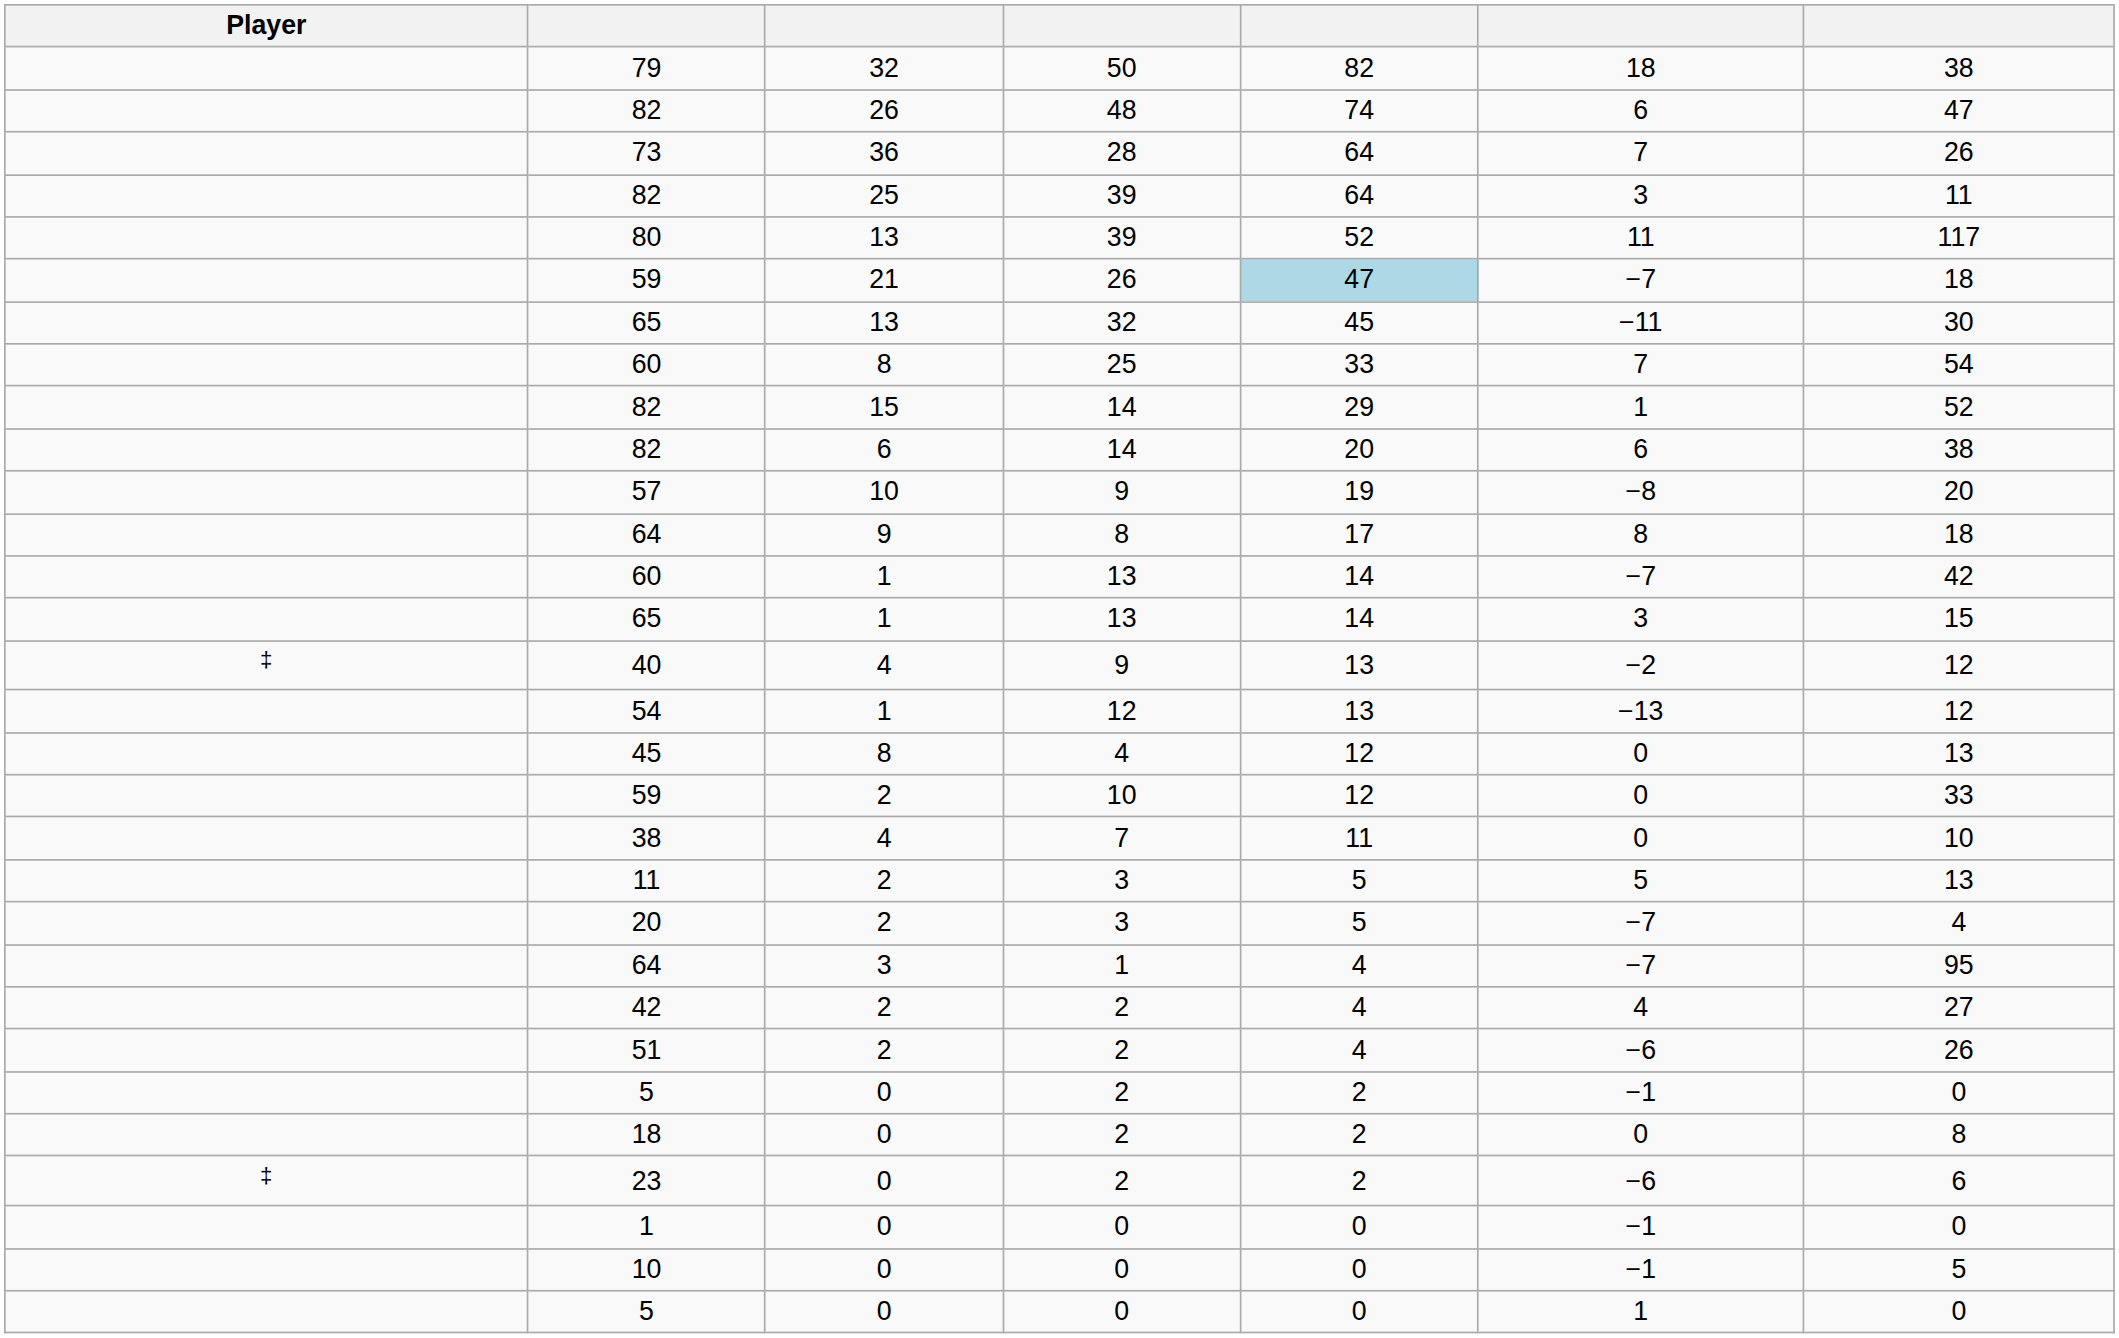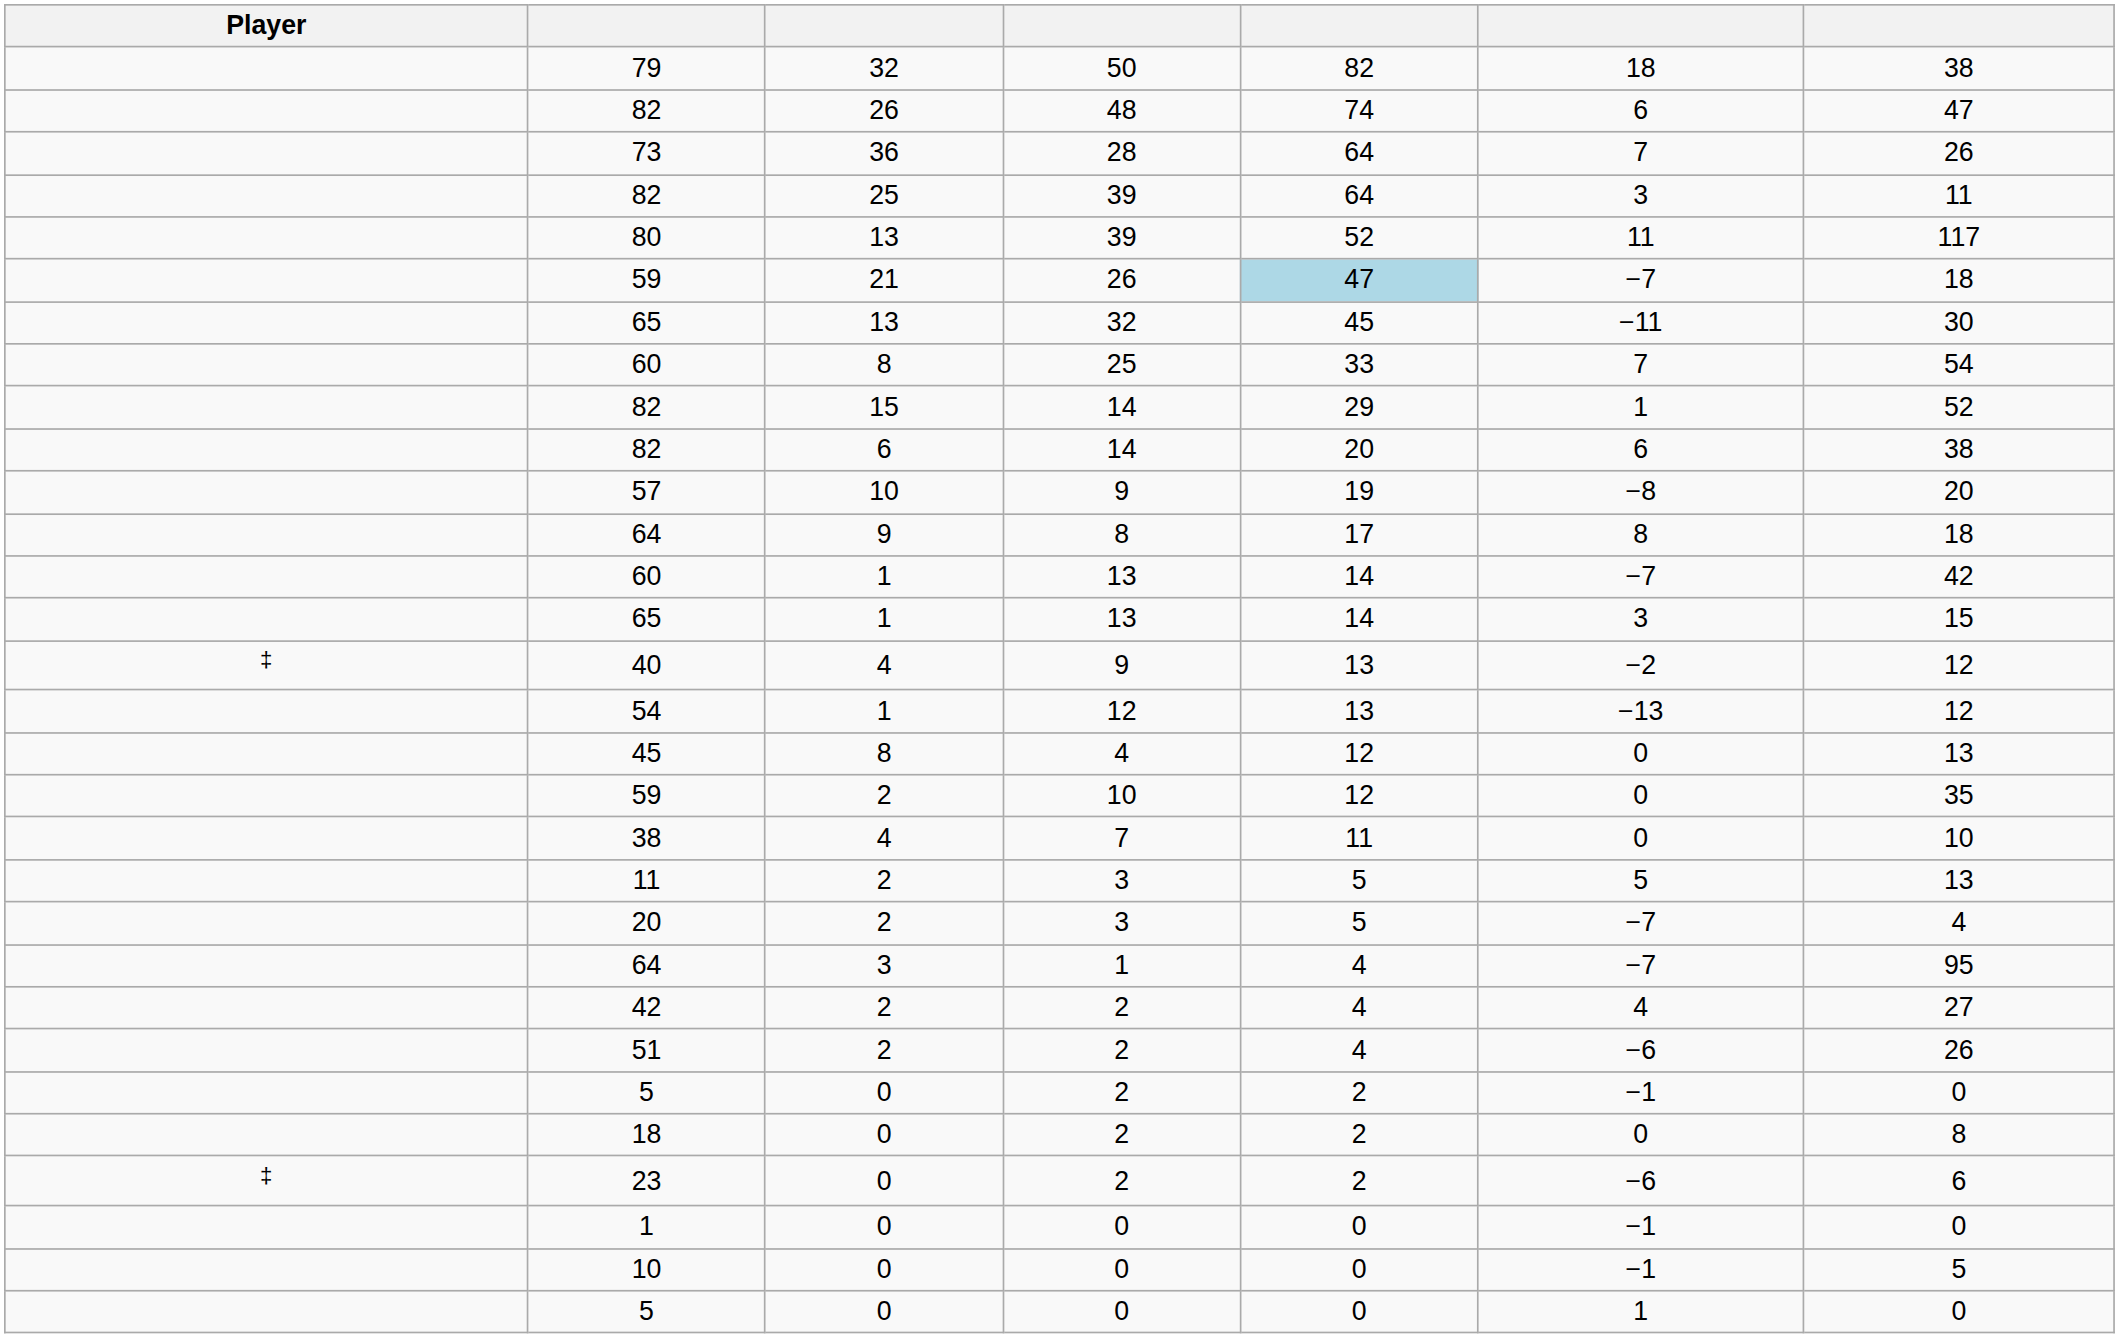(1959, 795) 33 -> (1959, 795) 35
